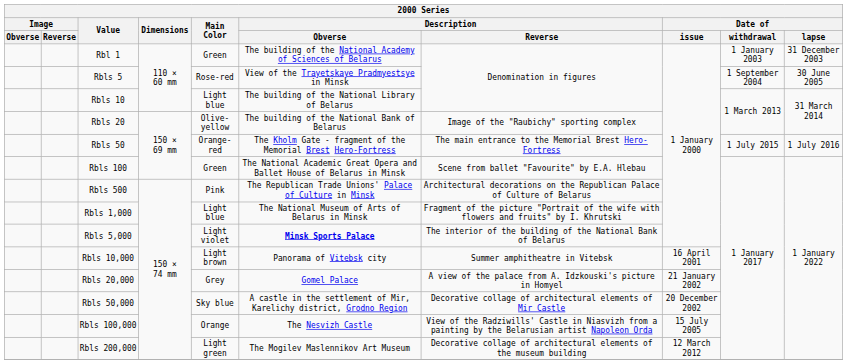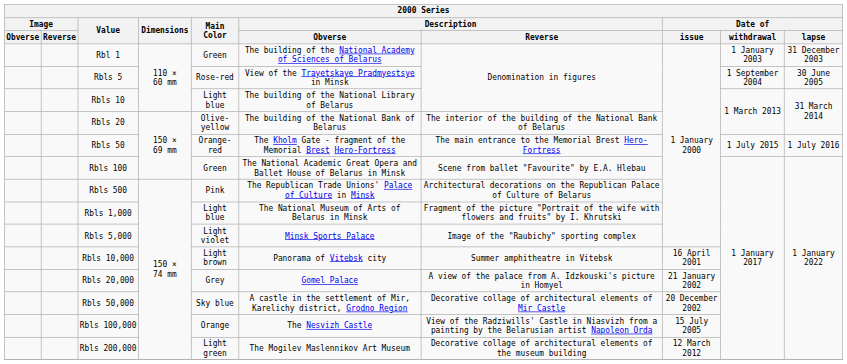(542, 122) Image of the "Raubichy" sporting complex -> (542, 122) The interior of the building of the National Bank of Belarus
(330, 235) bold -> (330, 235) normal
(542, 235) The interior of the building of the National Bank of Belarus -> (542, 235) Image of the "Raubichy" sporting complex
